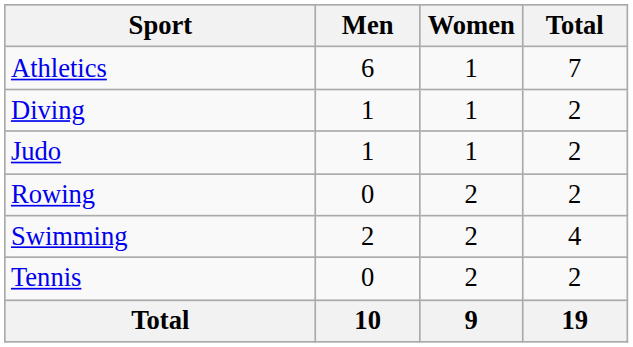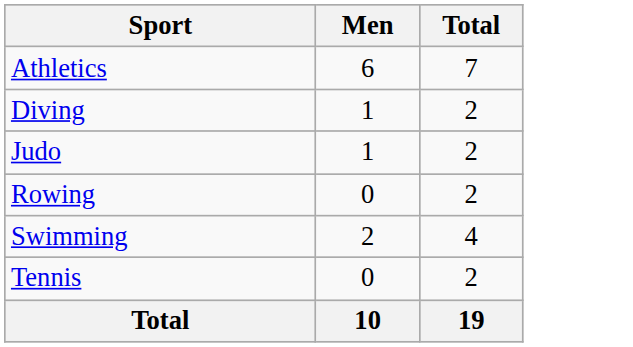- column: (471, 25)
